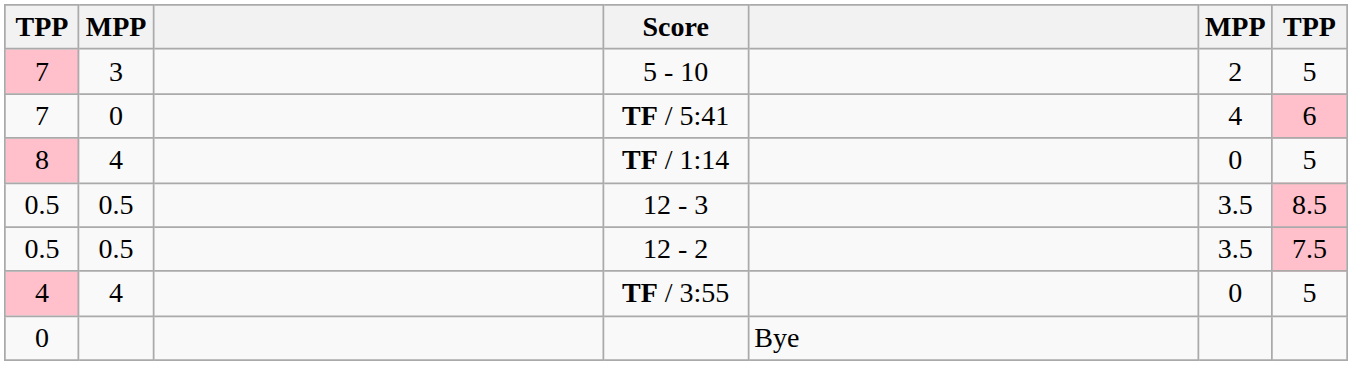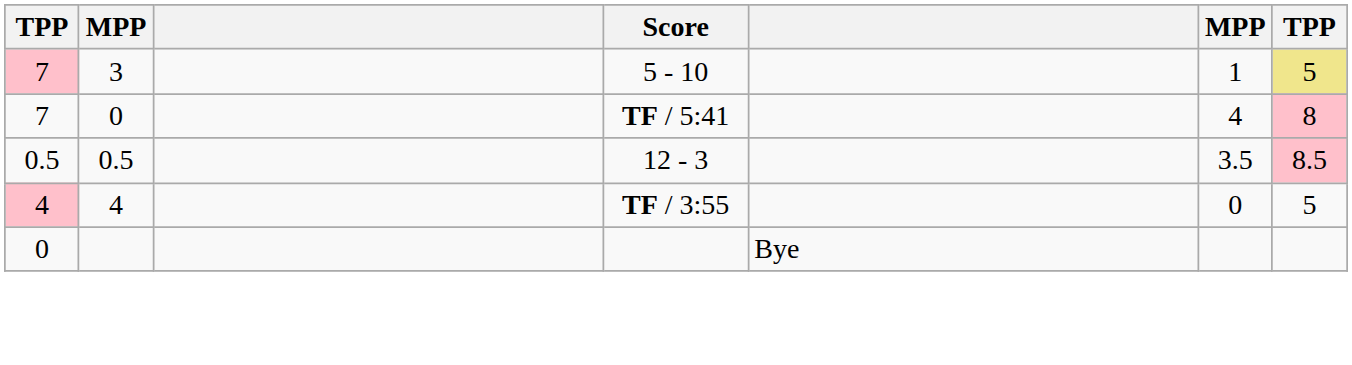(1235, 71) 2 -> (1235, 71) 1
(1309, 71) no background -> (1309, 71) khaki background
(1309, 115) 6 -> (1309, 115) 8
- row: (676, 159)
- row: (676, 248)
